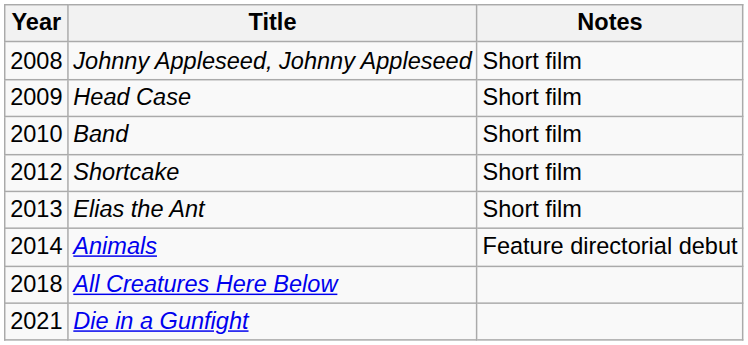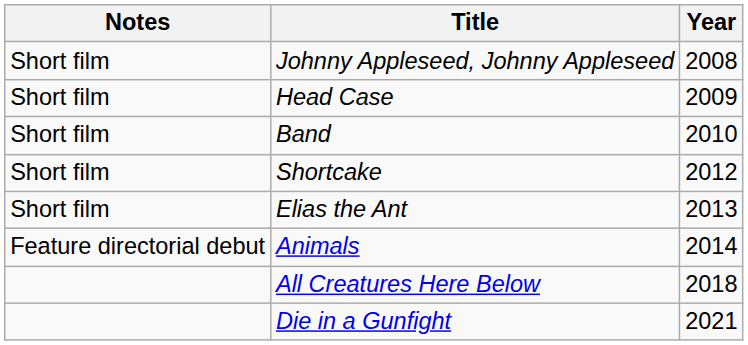columns swapped: (36, 23) <-> (610, 23)
